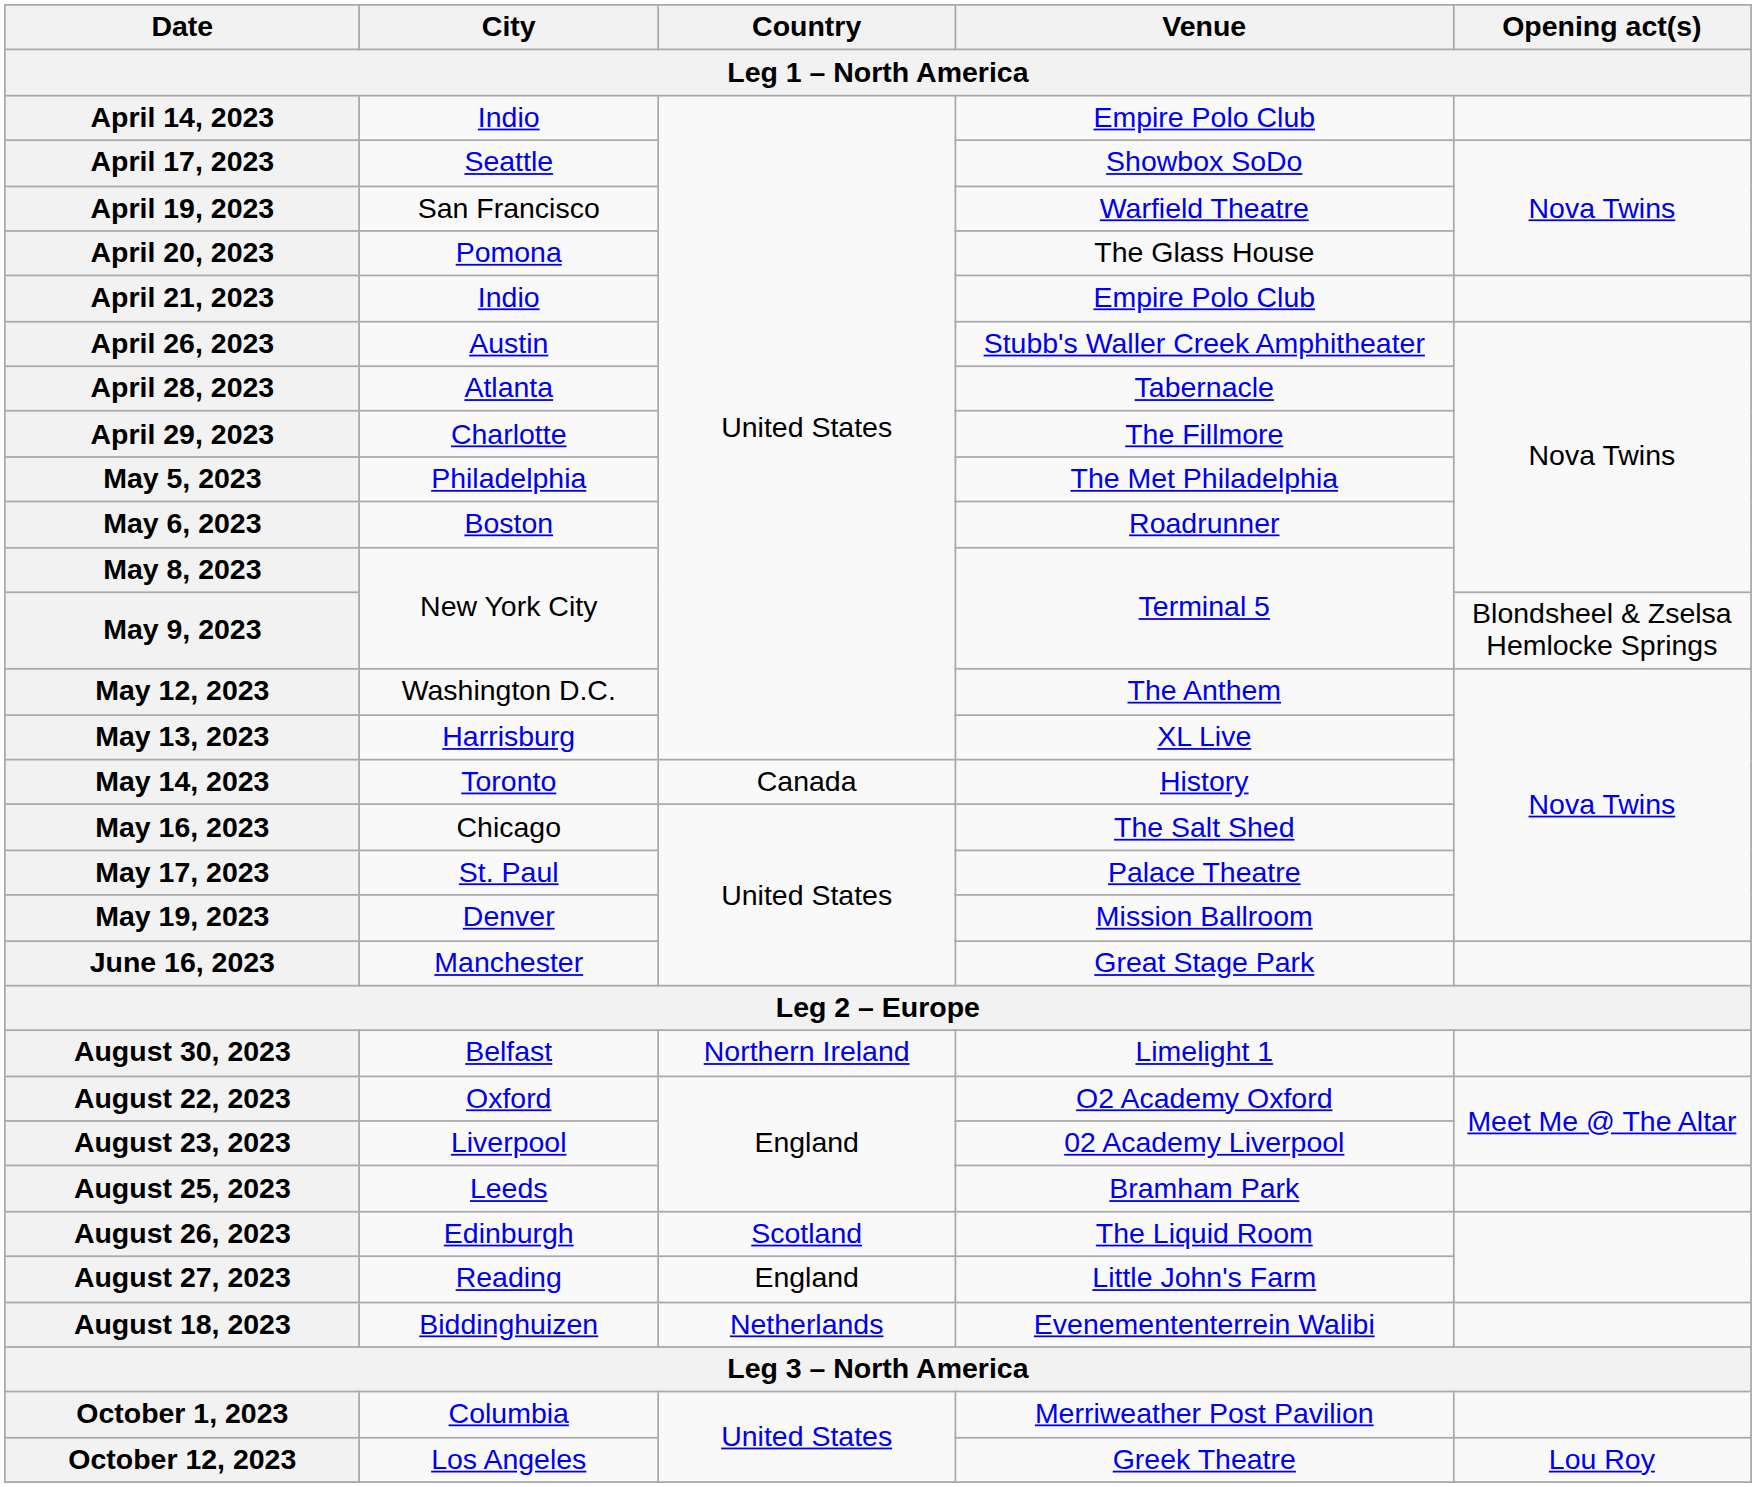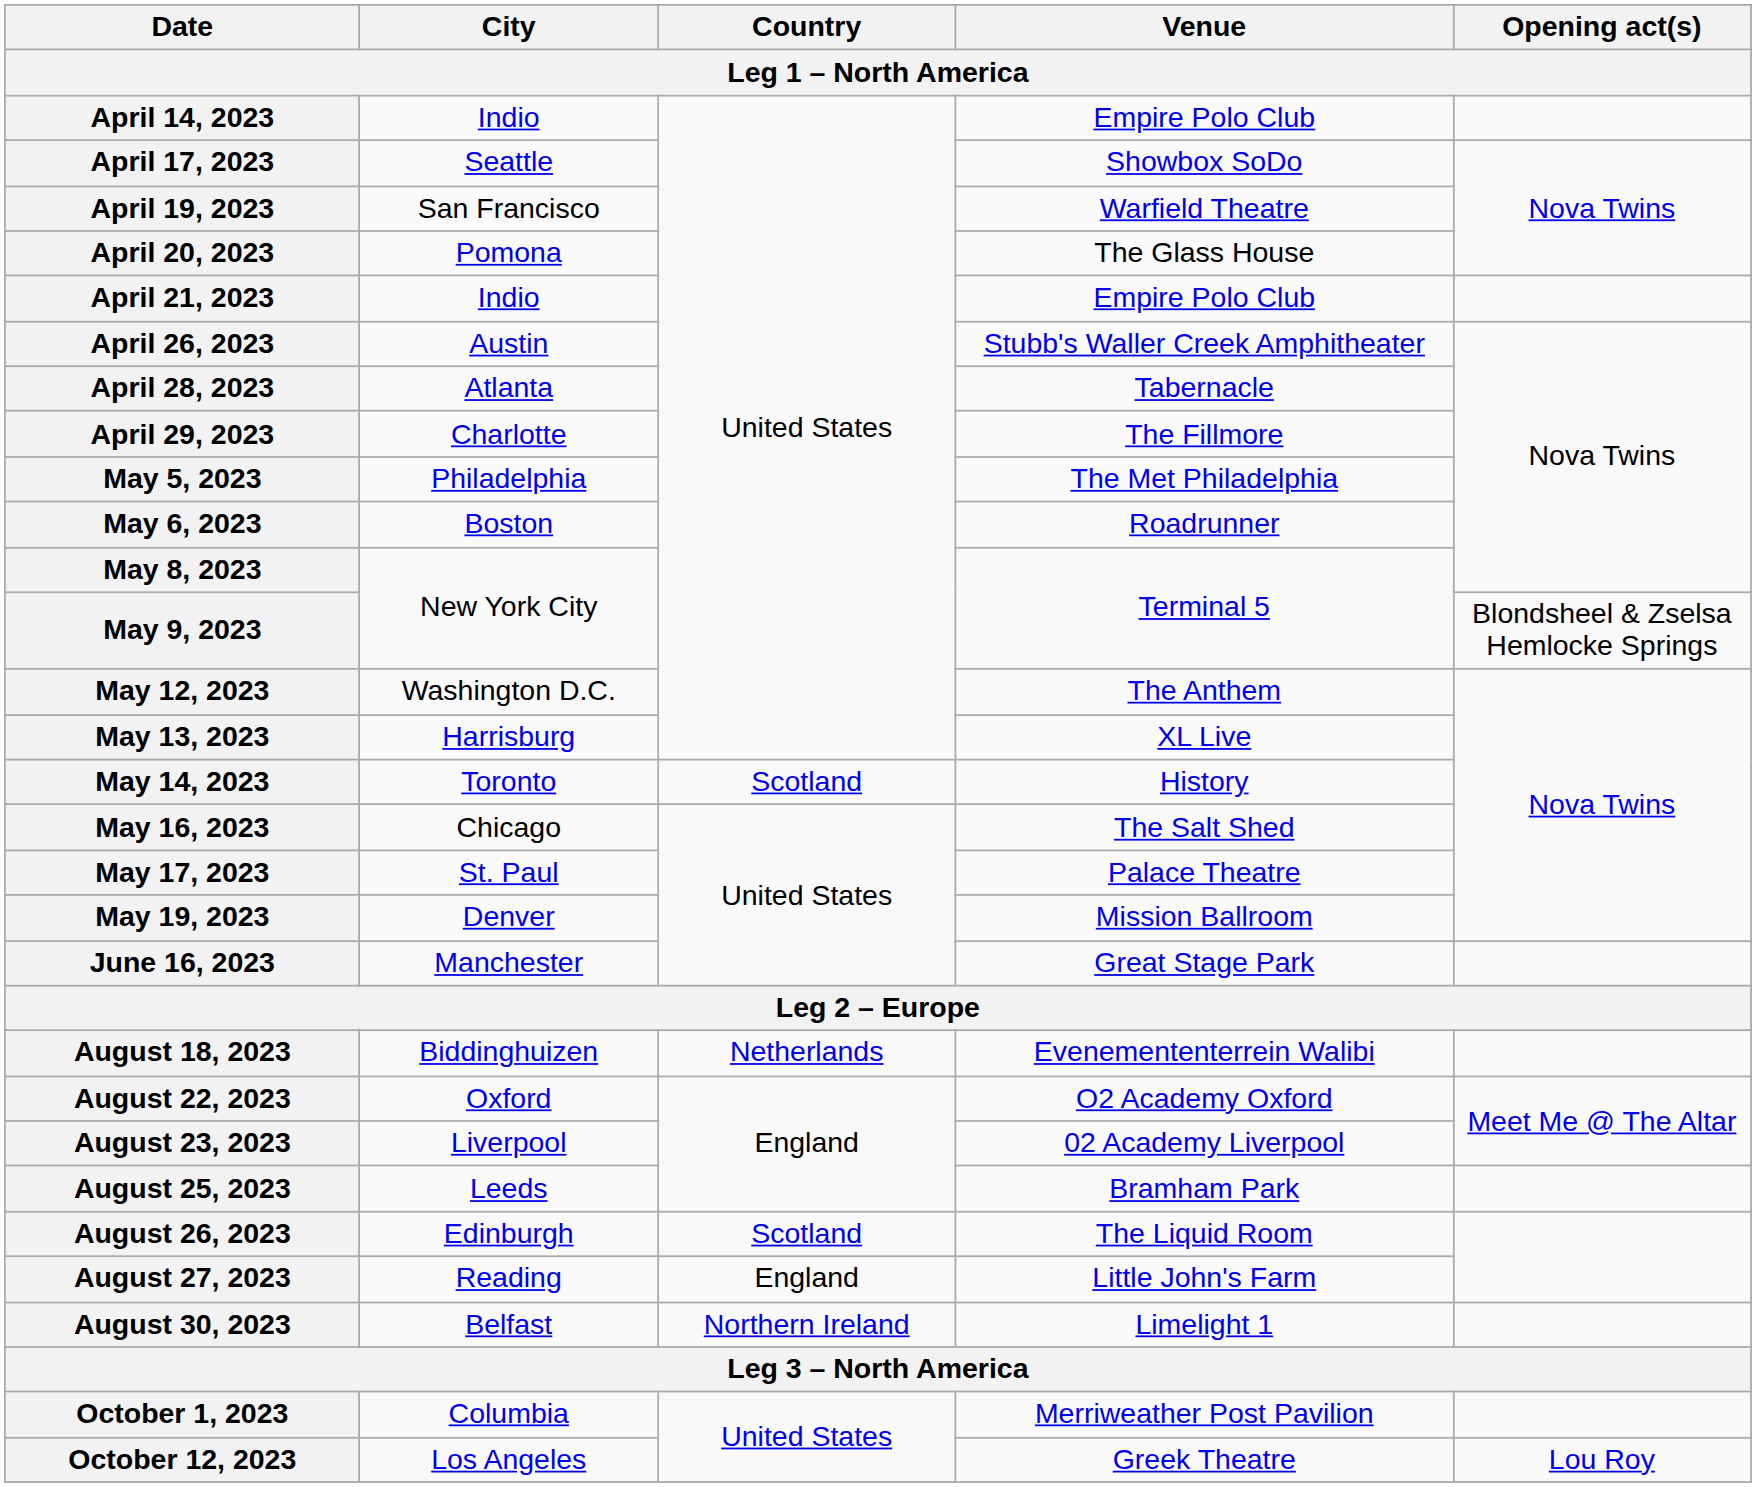(807, 781) Canada -> (807, 781) Scotland
rows swapped: (182, 1323) <-> (182, 1052)
